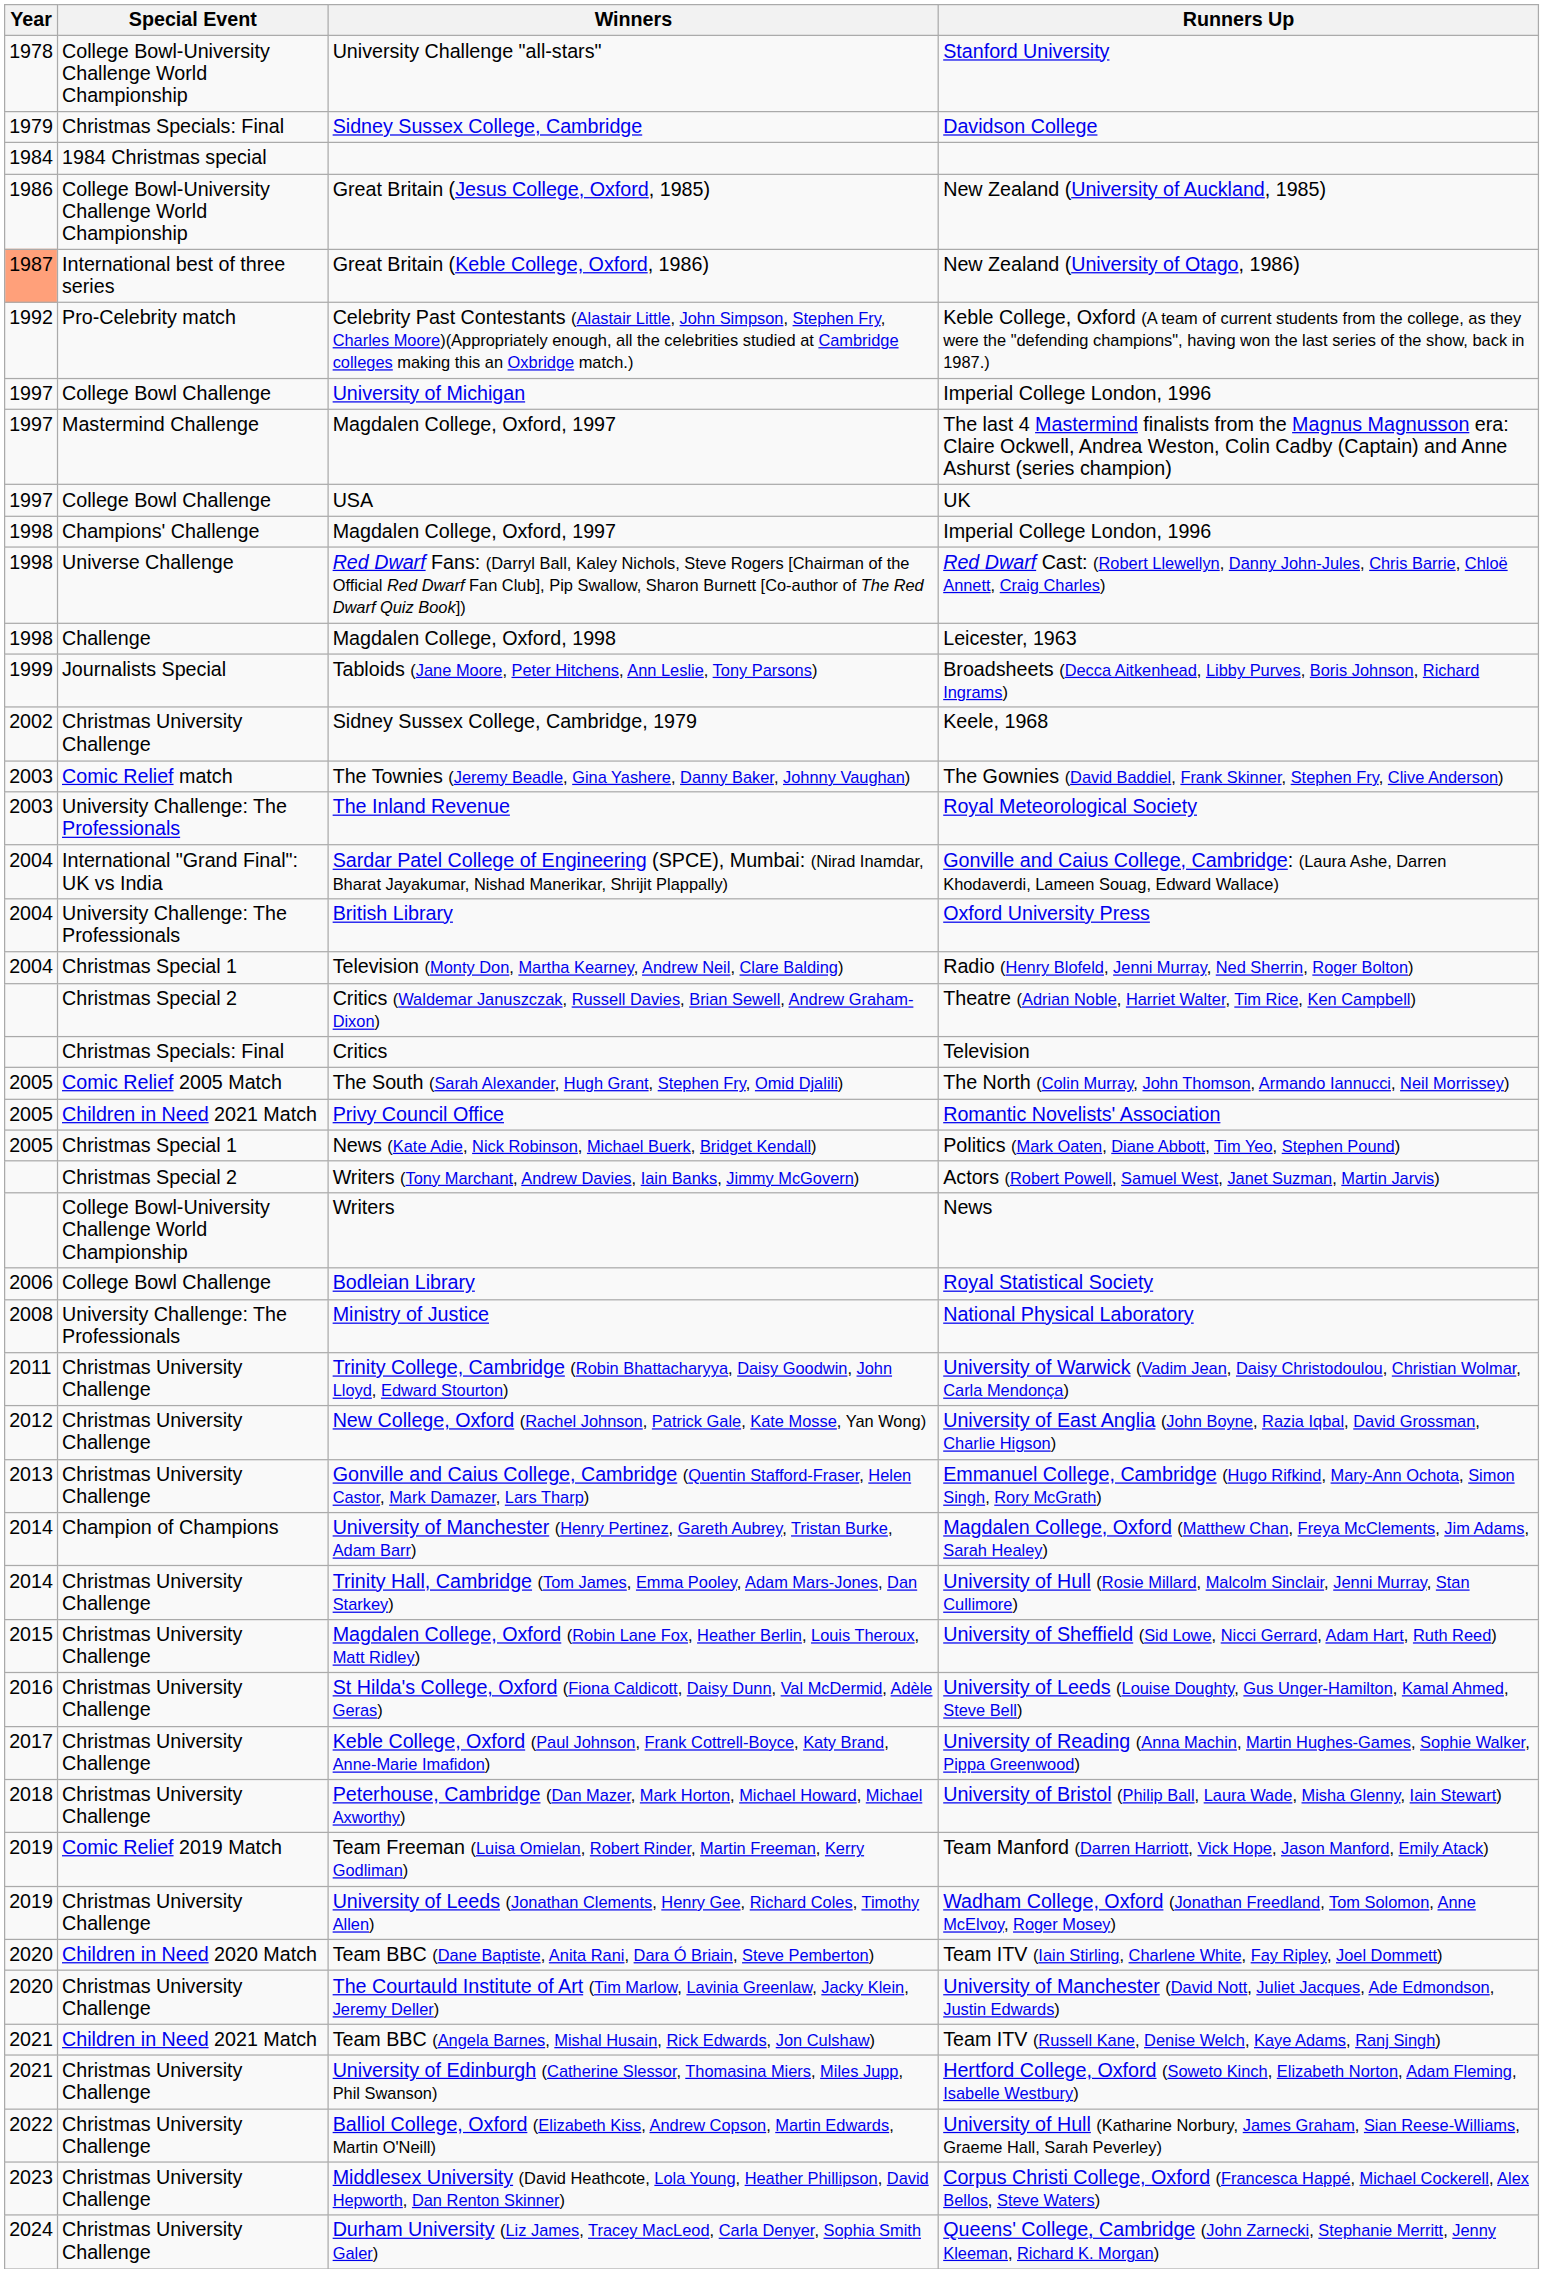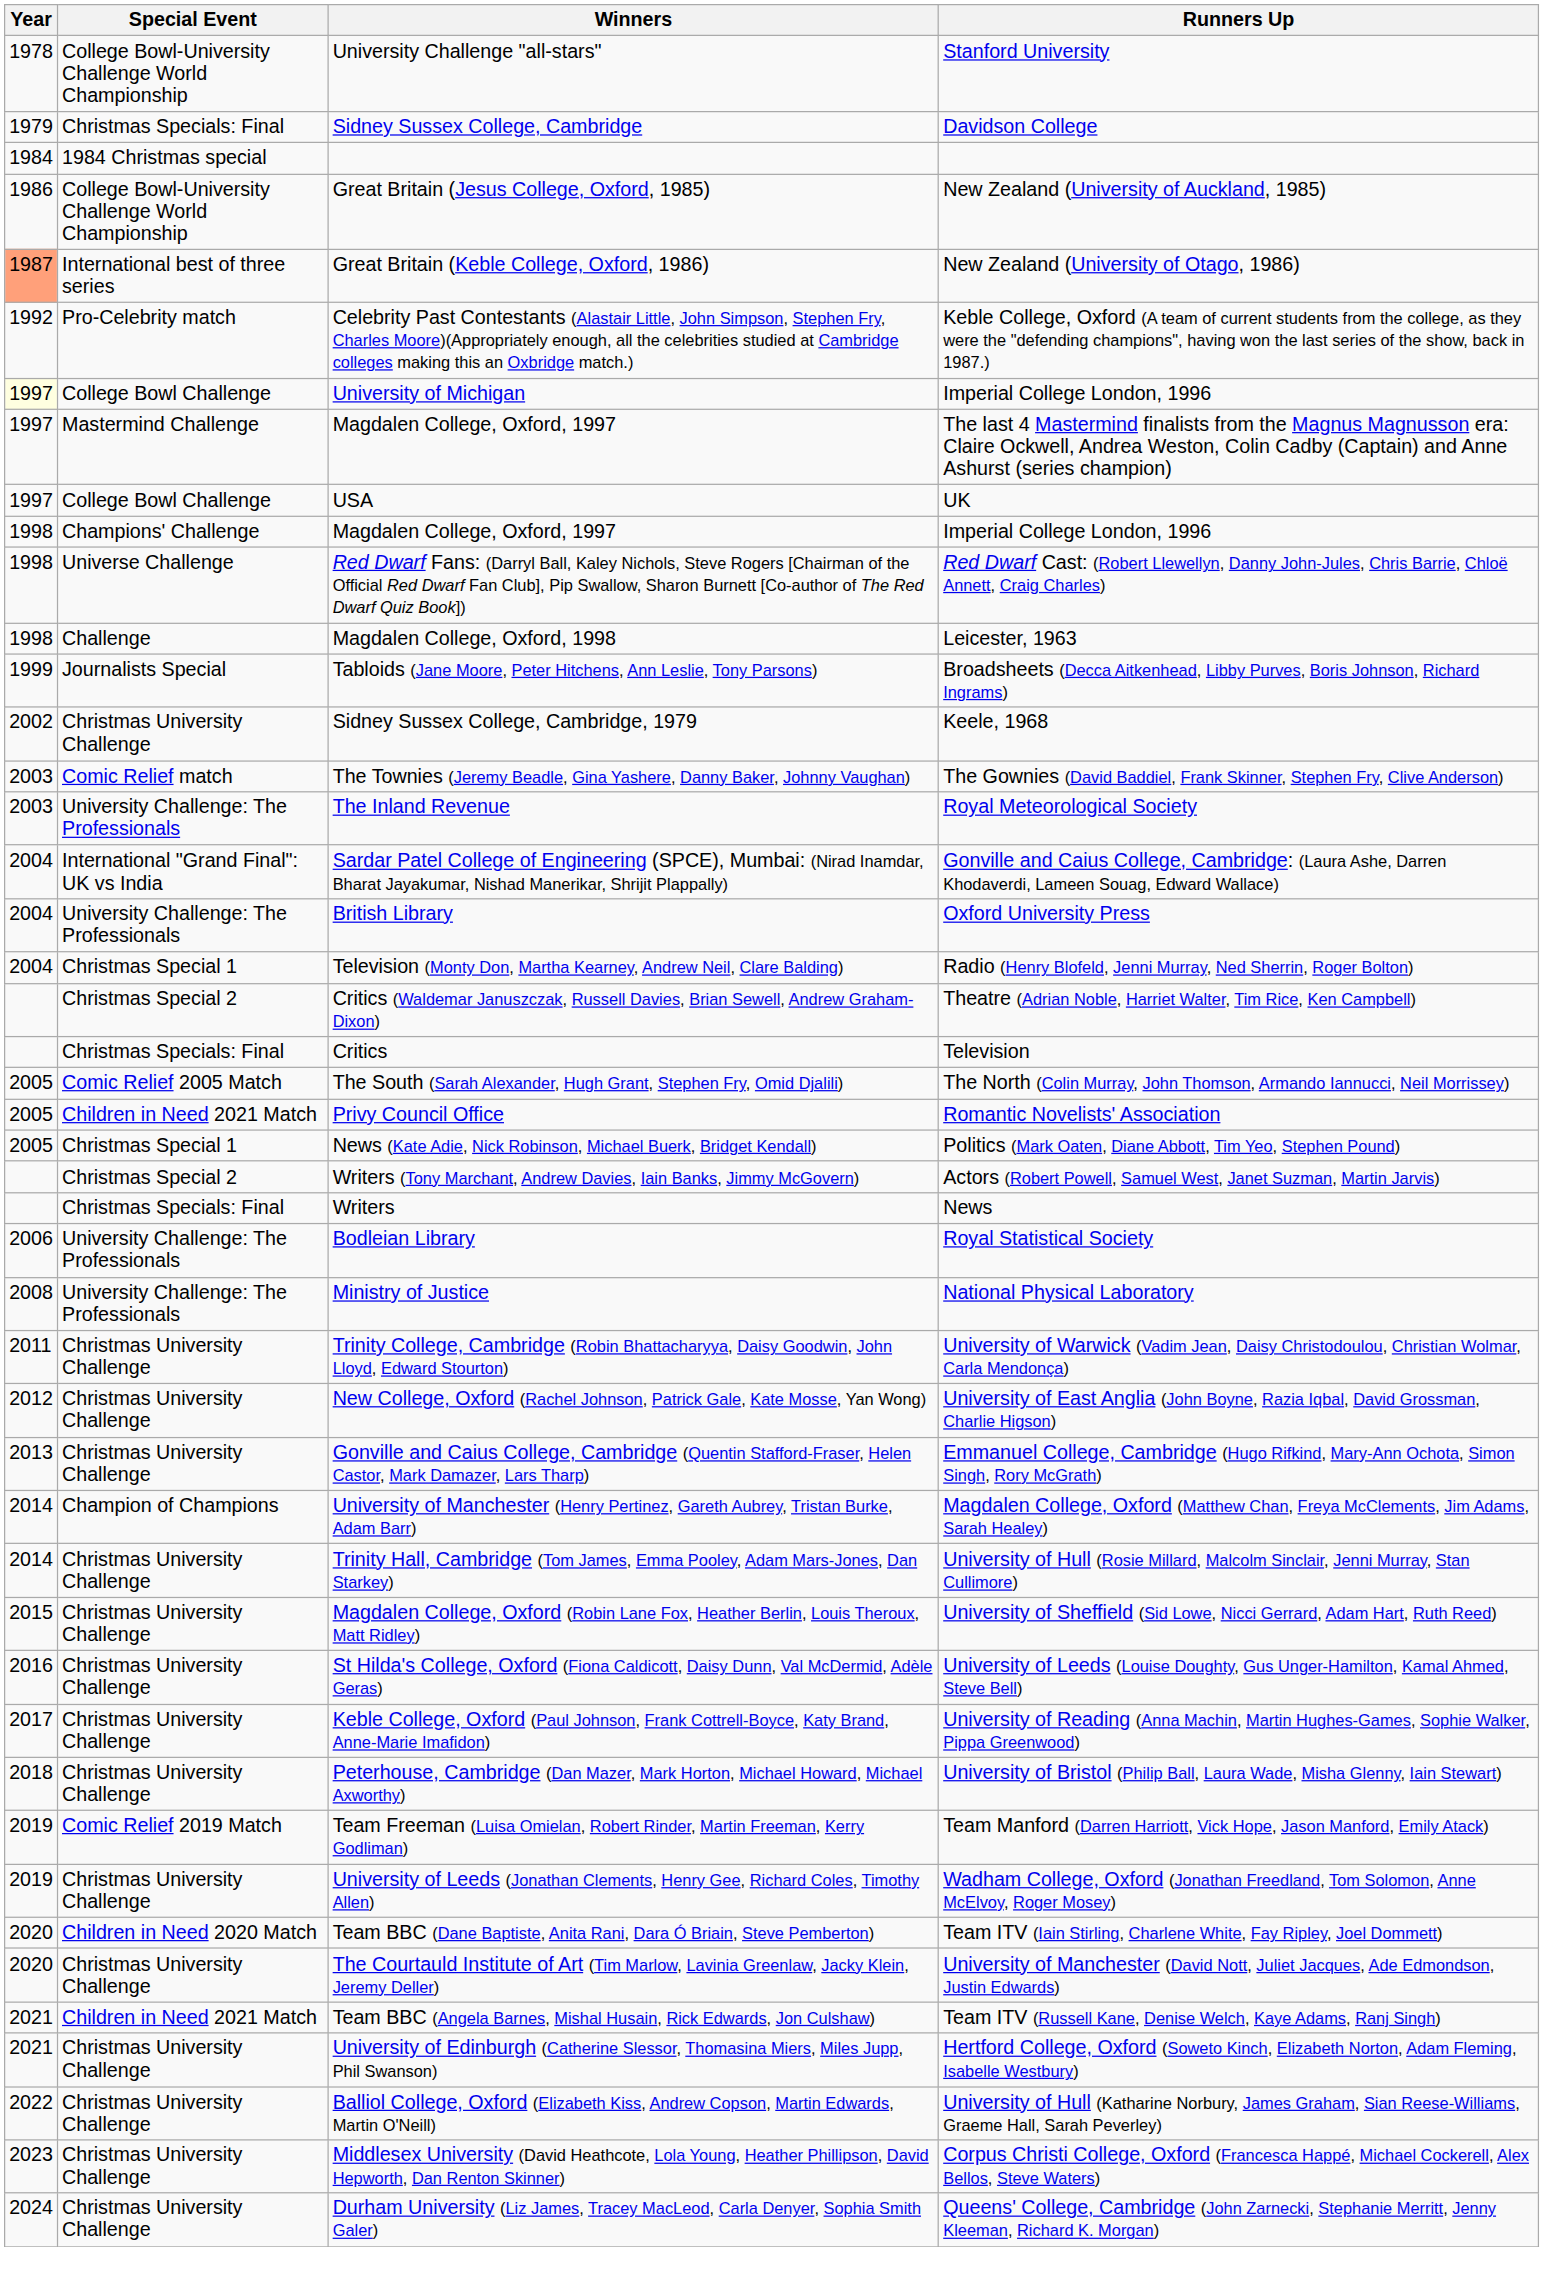(31, 393) no background -> (31, 393) lightyellow background
(166, 1230) College Bowl-University Challenge World Championship -> (173, 1207) Christmas Specials: Final
(166, 1283) College Bowl Challenge -> (174, 1250) University Challenge: The Professionals
